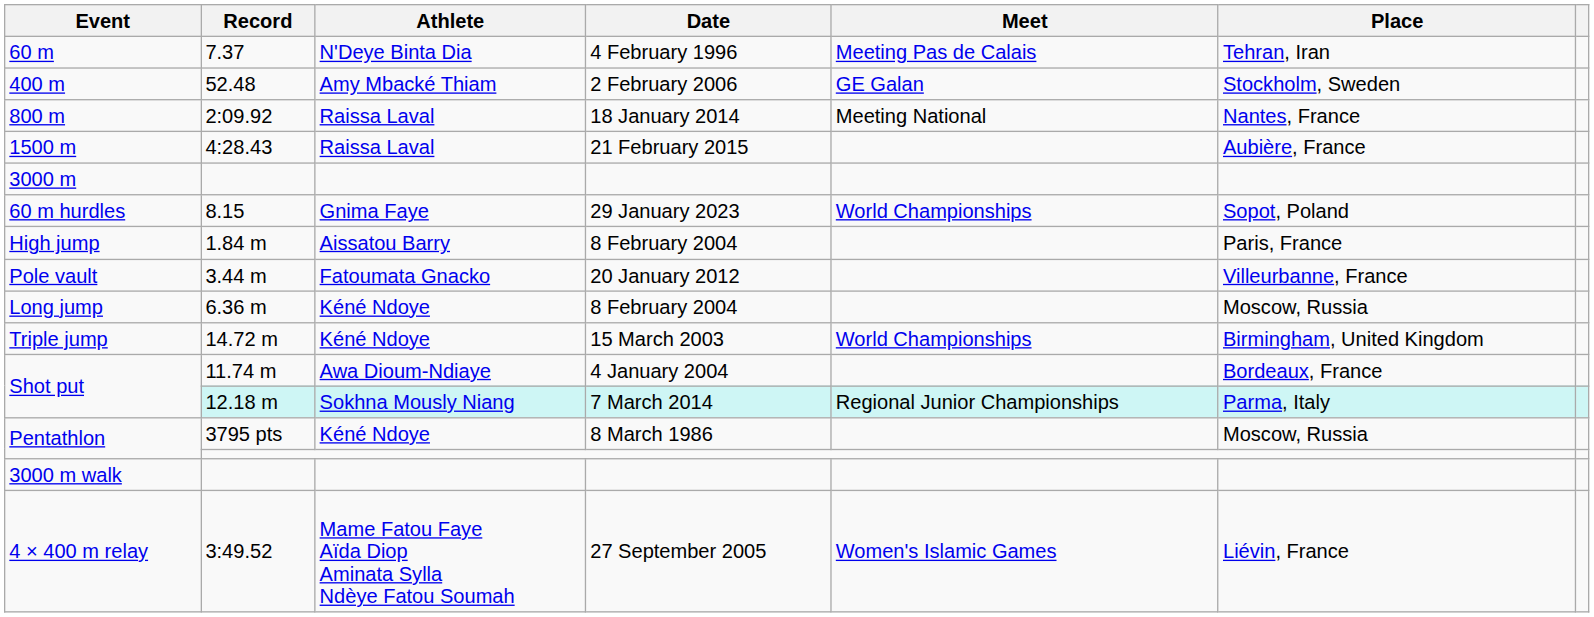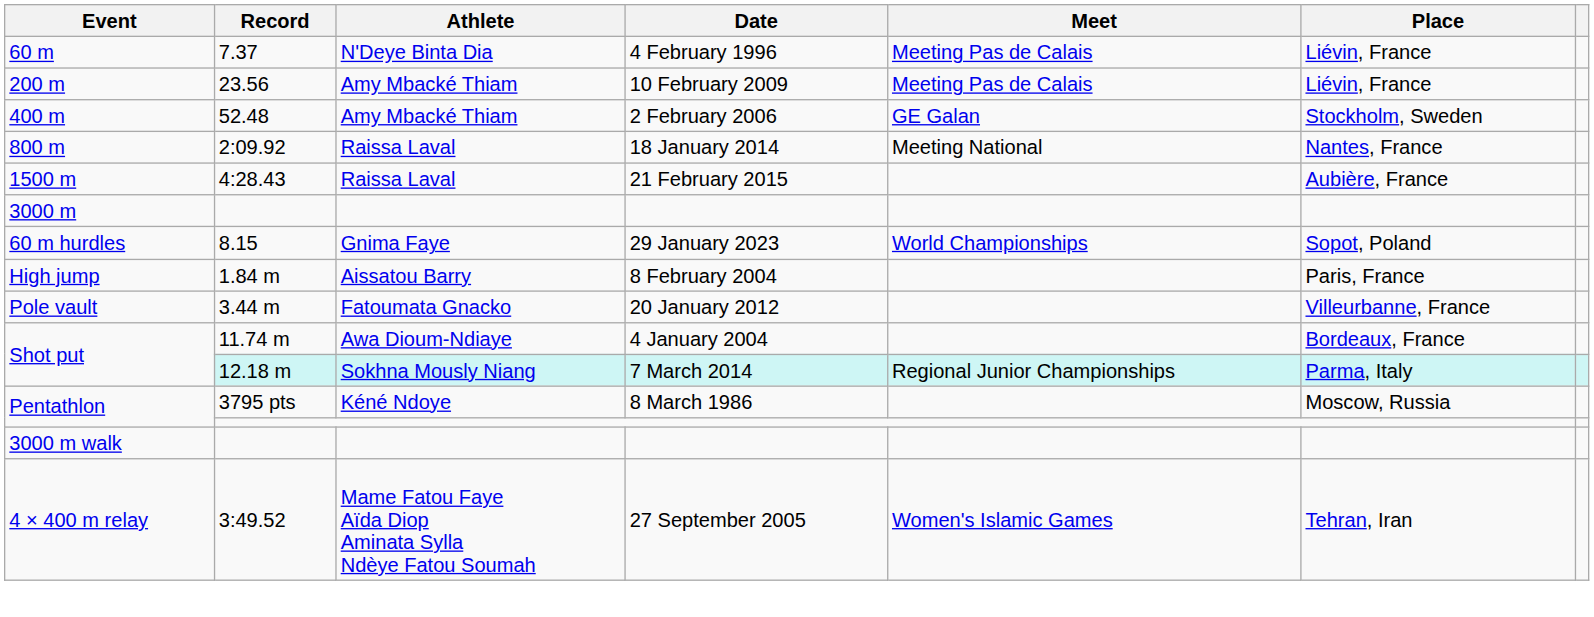(1277, 52) Tehran, Iran -> (1368, 52) Liévin, France
+ row: (37, 84)
- row: (56, 307)
- row: (59, 338)
(1286, 551) Liévin, France -> (1359, 520) Tehran, Iran
